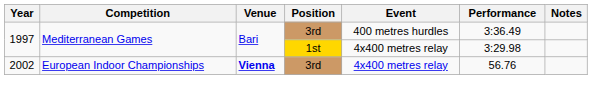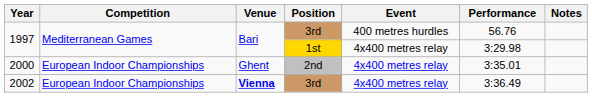(502, 31) 3:36.49 -> (502, 31) 56.76
+ row: (22, 66)
(502, 66) 56.76 -> (502, 84) 3:36.49
